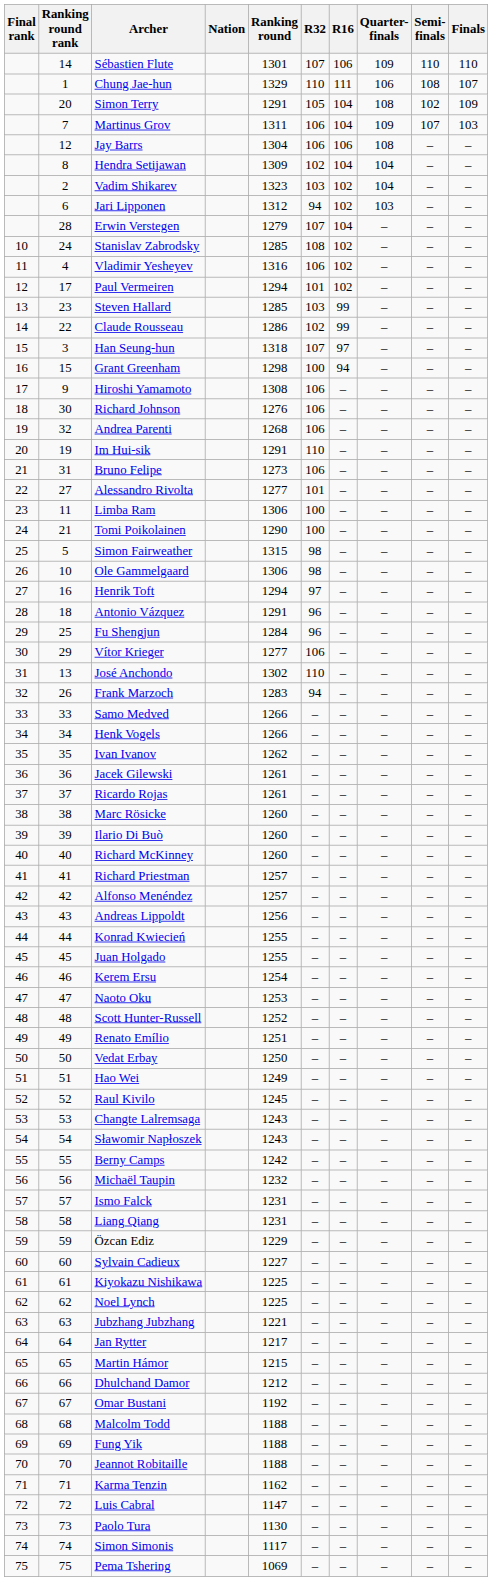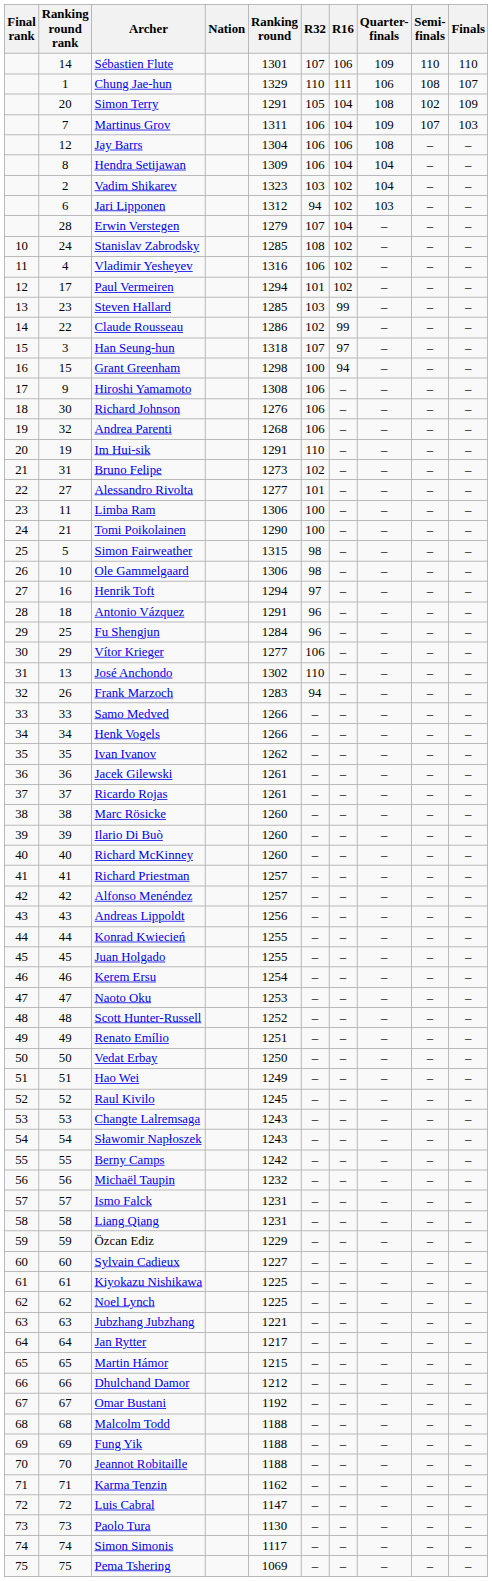(315, 165) 102 -> (315, 165) 106
(315, 469) 106 -> (315, 469) 102
